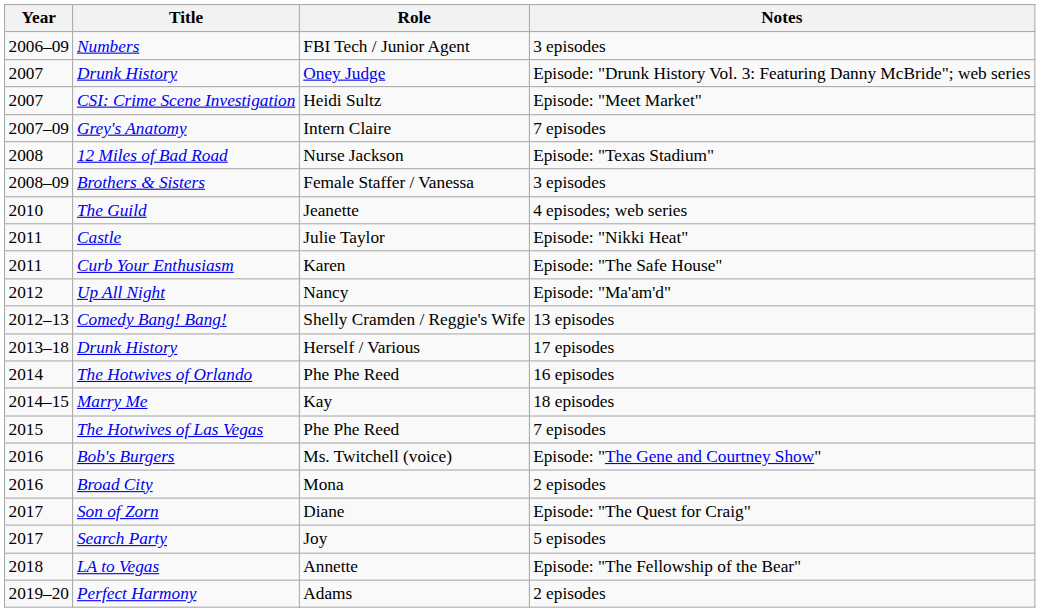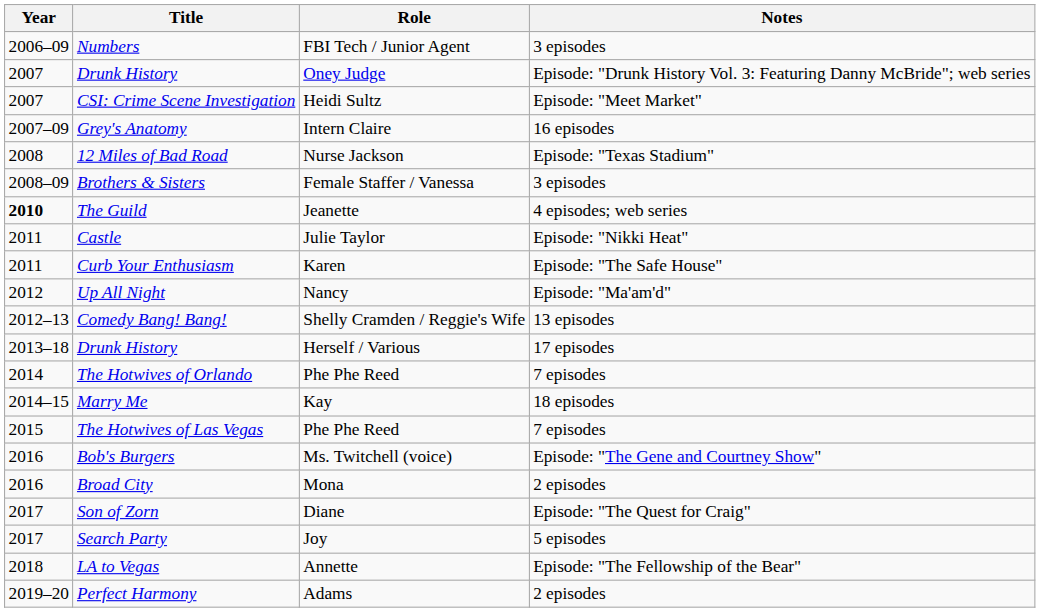(569, 127) 7 episodes -> (574, 127) 16 episodes
(26, 210) normal -> (26, 210) bold
(574, 374) 16 episodes -> (569, 374) 7 episodes
